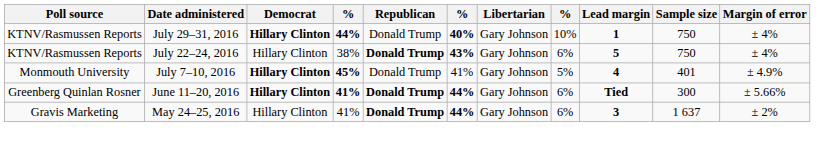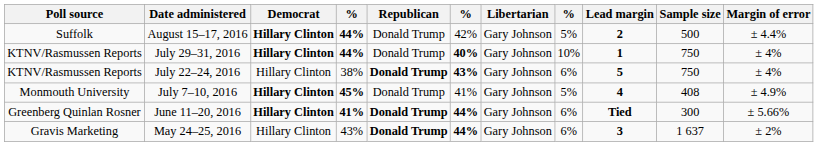+ row: (198, 33)
(686, 72) 401 -> (690, 92) 408
(348, 111) 41% -> (352, 131) 43%
